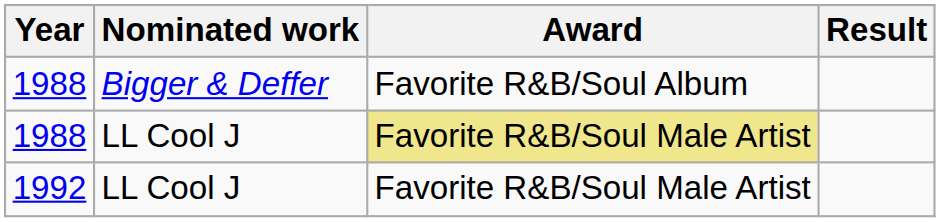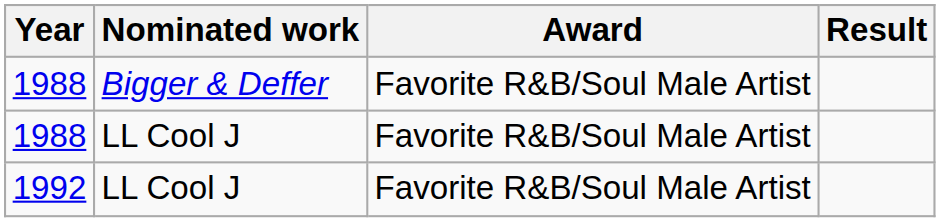(561, 83) Favorite R&B/Soul Album -> (593, 83) Favorite R&B/Soul Male Artist
(593, 135) khaki background -> (593, 135) no background
